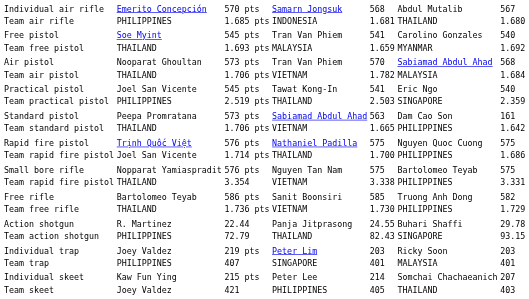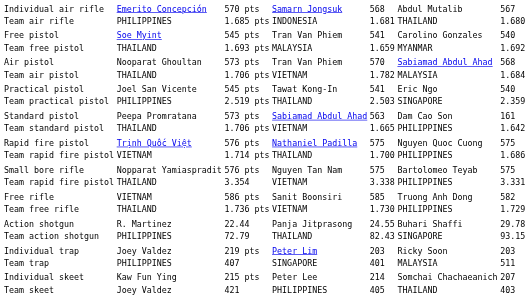(157, 155) Joel San Vicente -> (134, 155) VIETNAM
(157, 197) Bartolomeo Teyab -> (134, 197) VIETNAM
(508, 263) 401 -> (508, 263) 511
